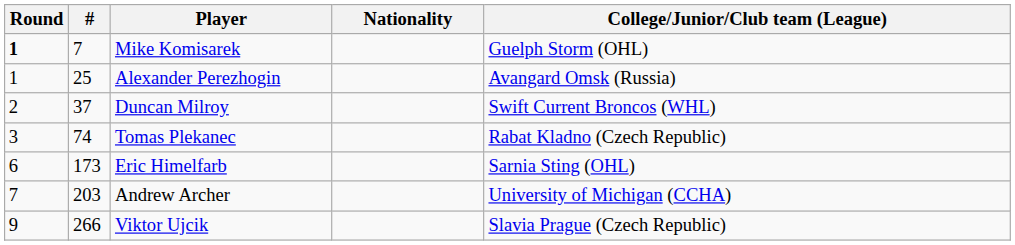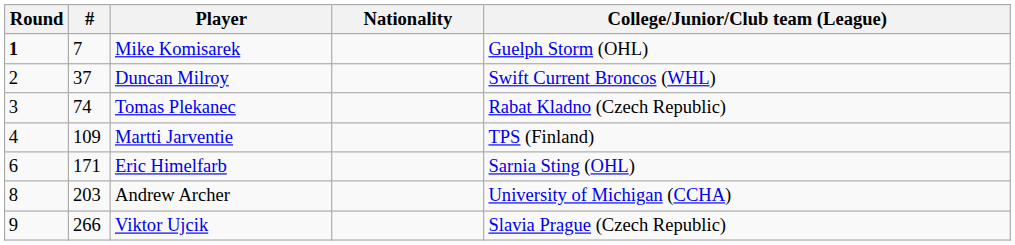- row: (198, 78)
+ row: (174, 136)
(87, 166) 173 -> (87, 166) 171
(13, 195) 7 -> (13, 195) 8
